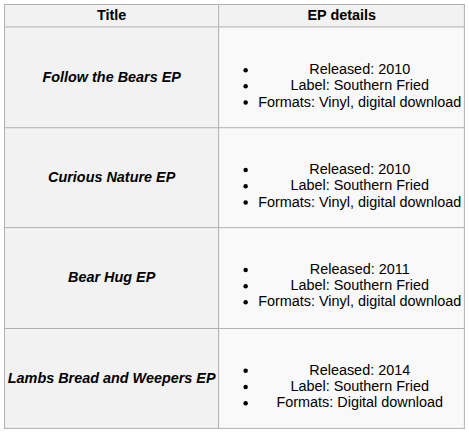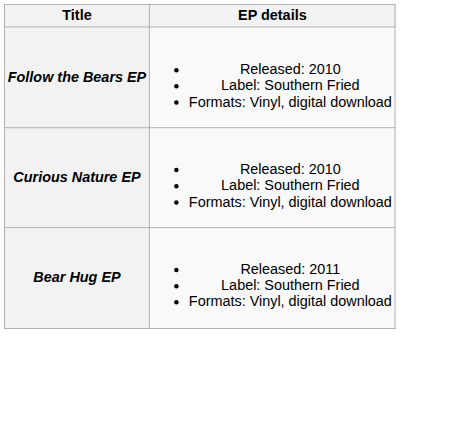- row: (112, 378)
